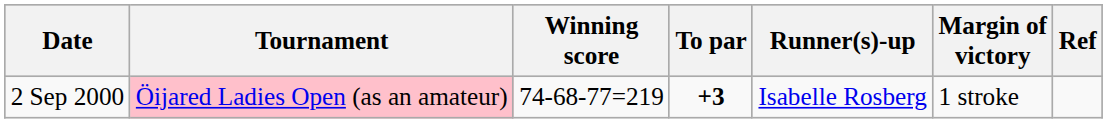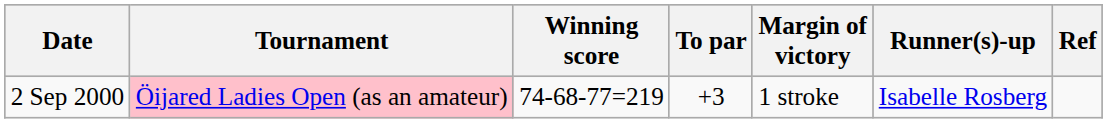columns swapped: (993, 40) <-> (843, 40)
(711, 96) bold -> (711, 96) normal
